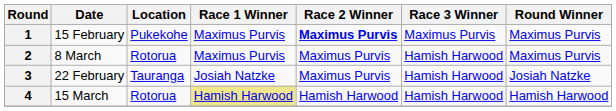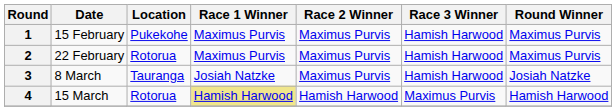(348, 35) bold -> (345, 35) normal
(450, 35) Maximus Purvis -> (454, 35) Hamish Harwood
(78, 55) 8 March -> (89, 55) 22 February
(89, 75) 22 February -> (78, 75) 8 March
(454, 96) Hamish Harwood -> (450, 96) Maximus Purvis
